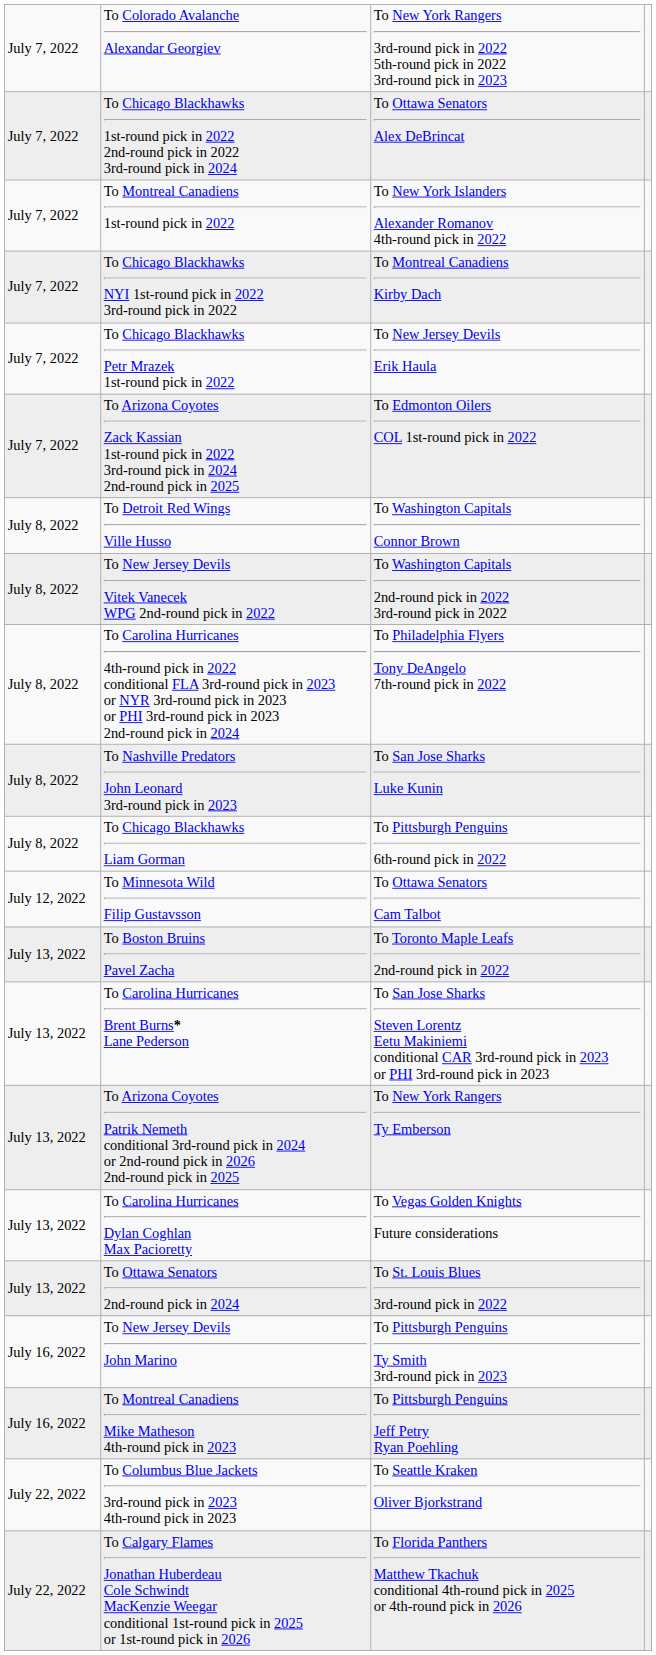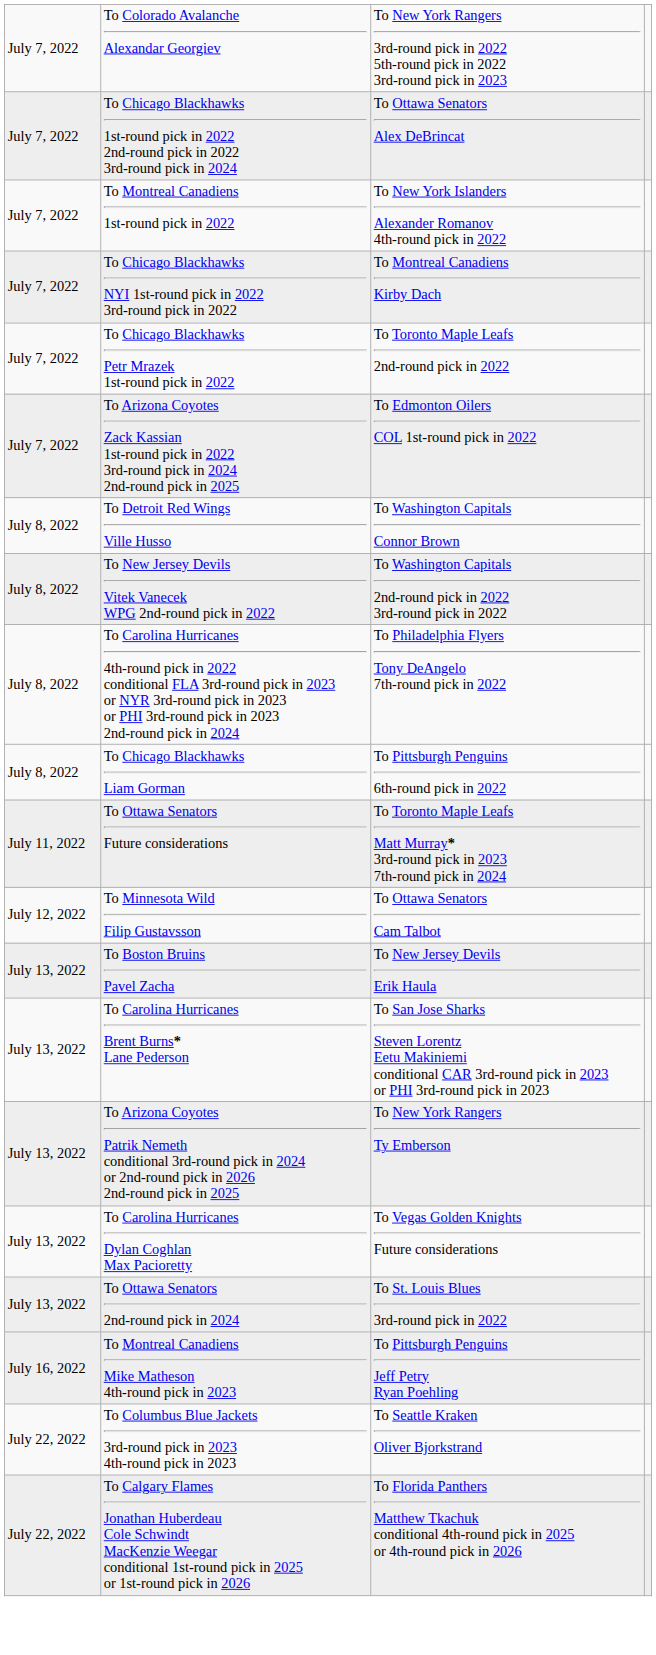(507, 350) To New Jersey Devils Erik Haula -> (507, 350) To Toronto Maple Leafs 2nd-round pick in 2022
- row: (235, 780)
+ row: (235, 827)
(507, 954) To Toronto Maple Leafs 2nd-round pick in 2022 -> (507, 970) To New Jersey Devils Erik Haula
- row: (235, 1343)
